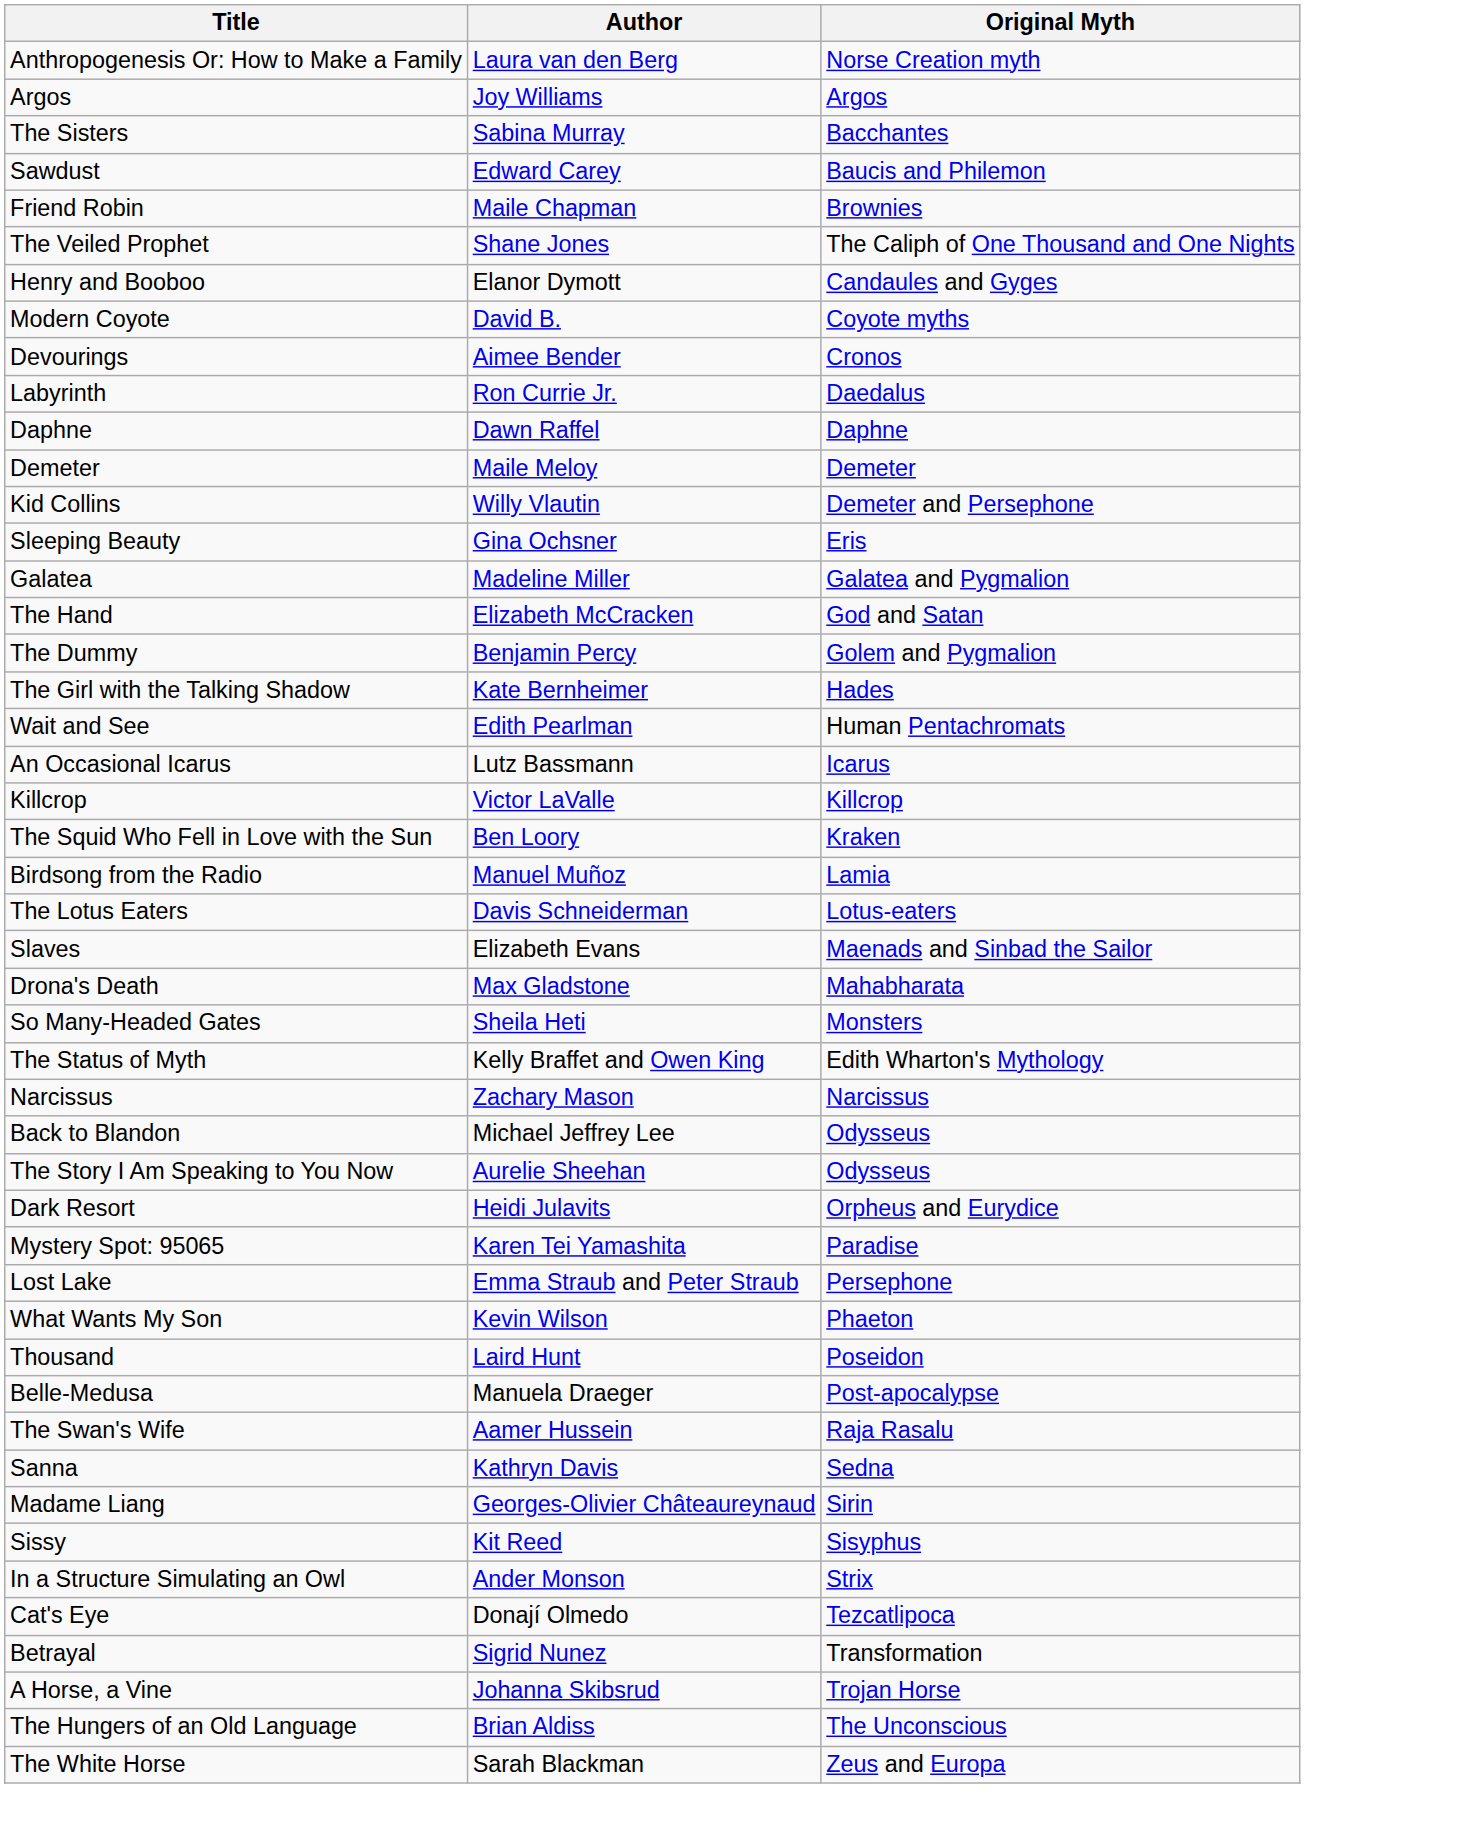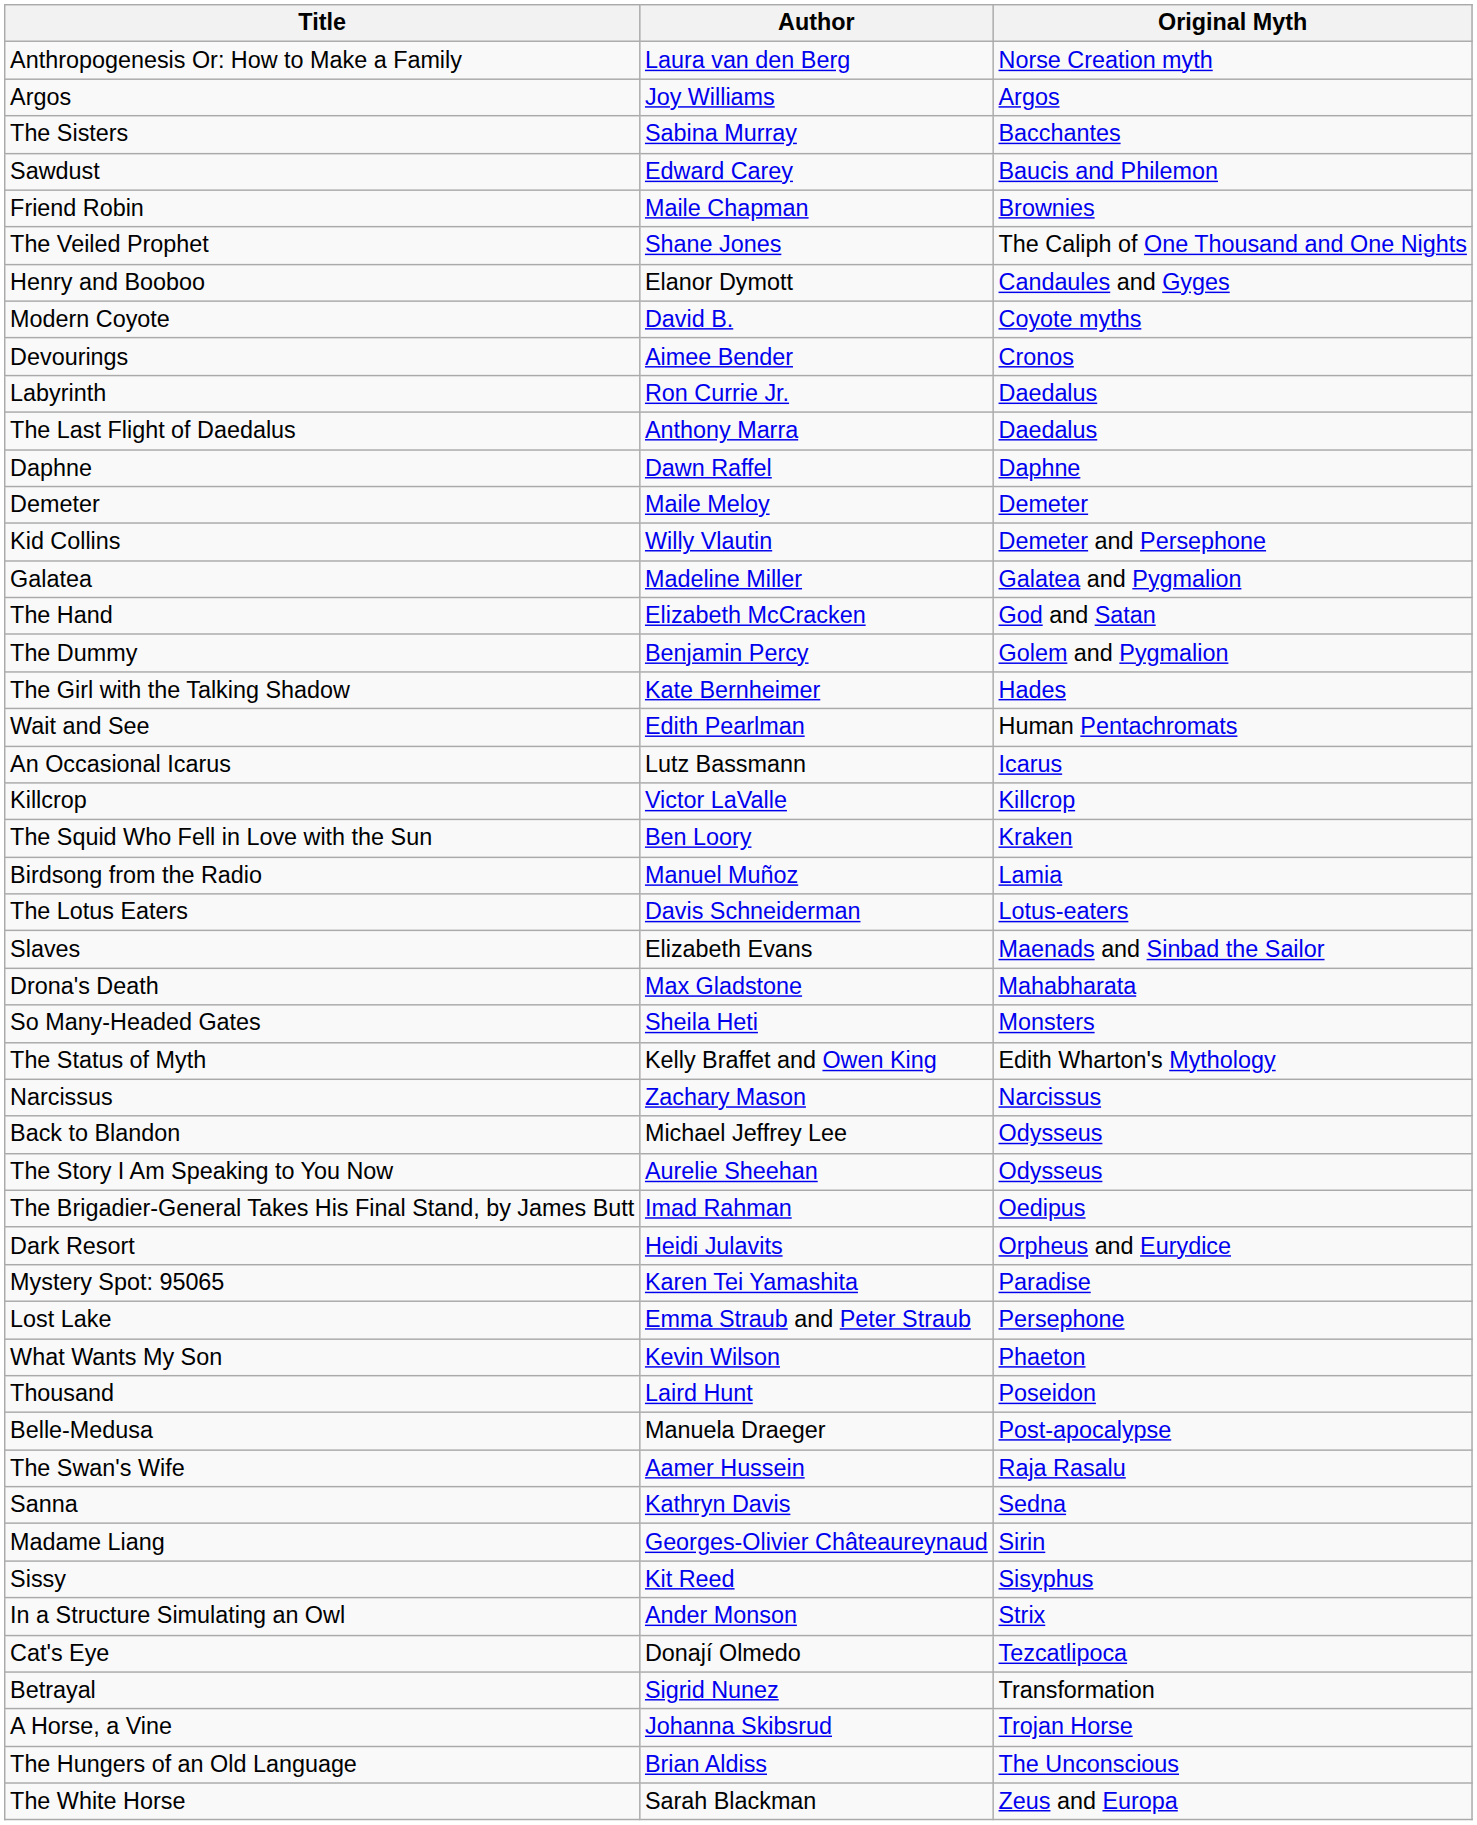+ row: (153, 430)
- row: (95, 541)
+ row: (322, 1208)
